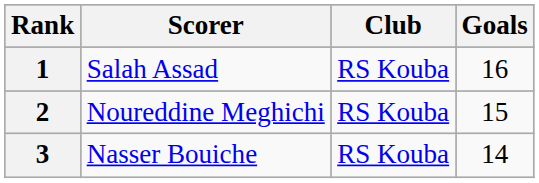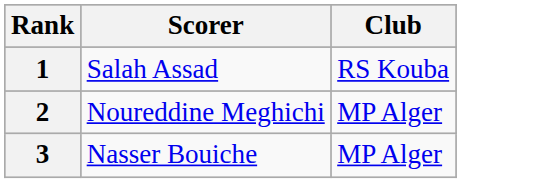- column: (495, 25)
(393, 111) RS Kouba -> (390, 111) MP Alger
(393, 154) RS Kouba -> (390, 154) MP Alger
